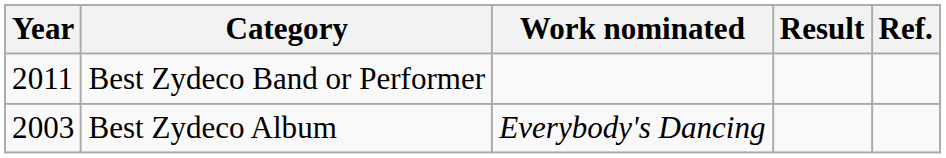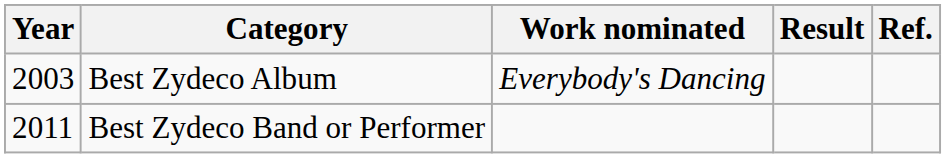rows swapped: (213, 127) <-> (287, 78)
